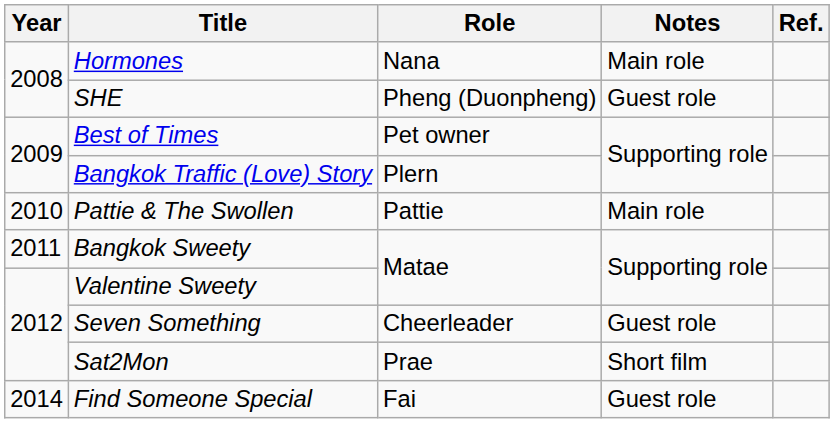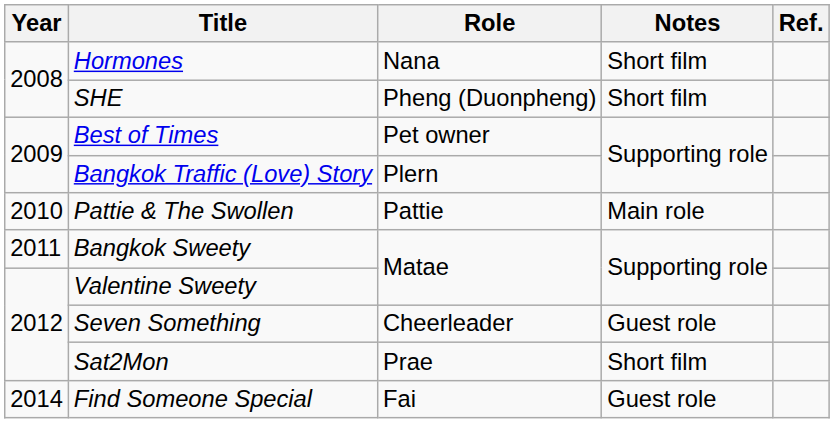(656, 60) Main role -> (657, 60) Short film
(662, 98) Guest role -> (657, 98) Short film
